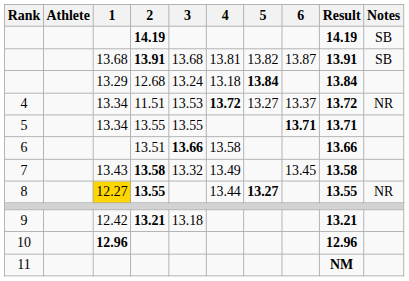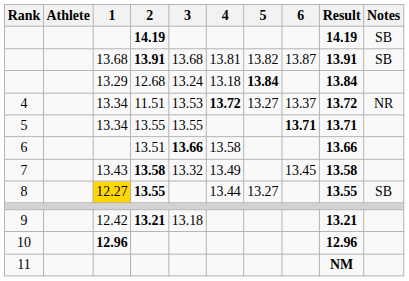(263, 192) bold -> (263, 192) normal
(384, 192) NR -> (384, 192) SB
